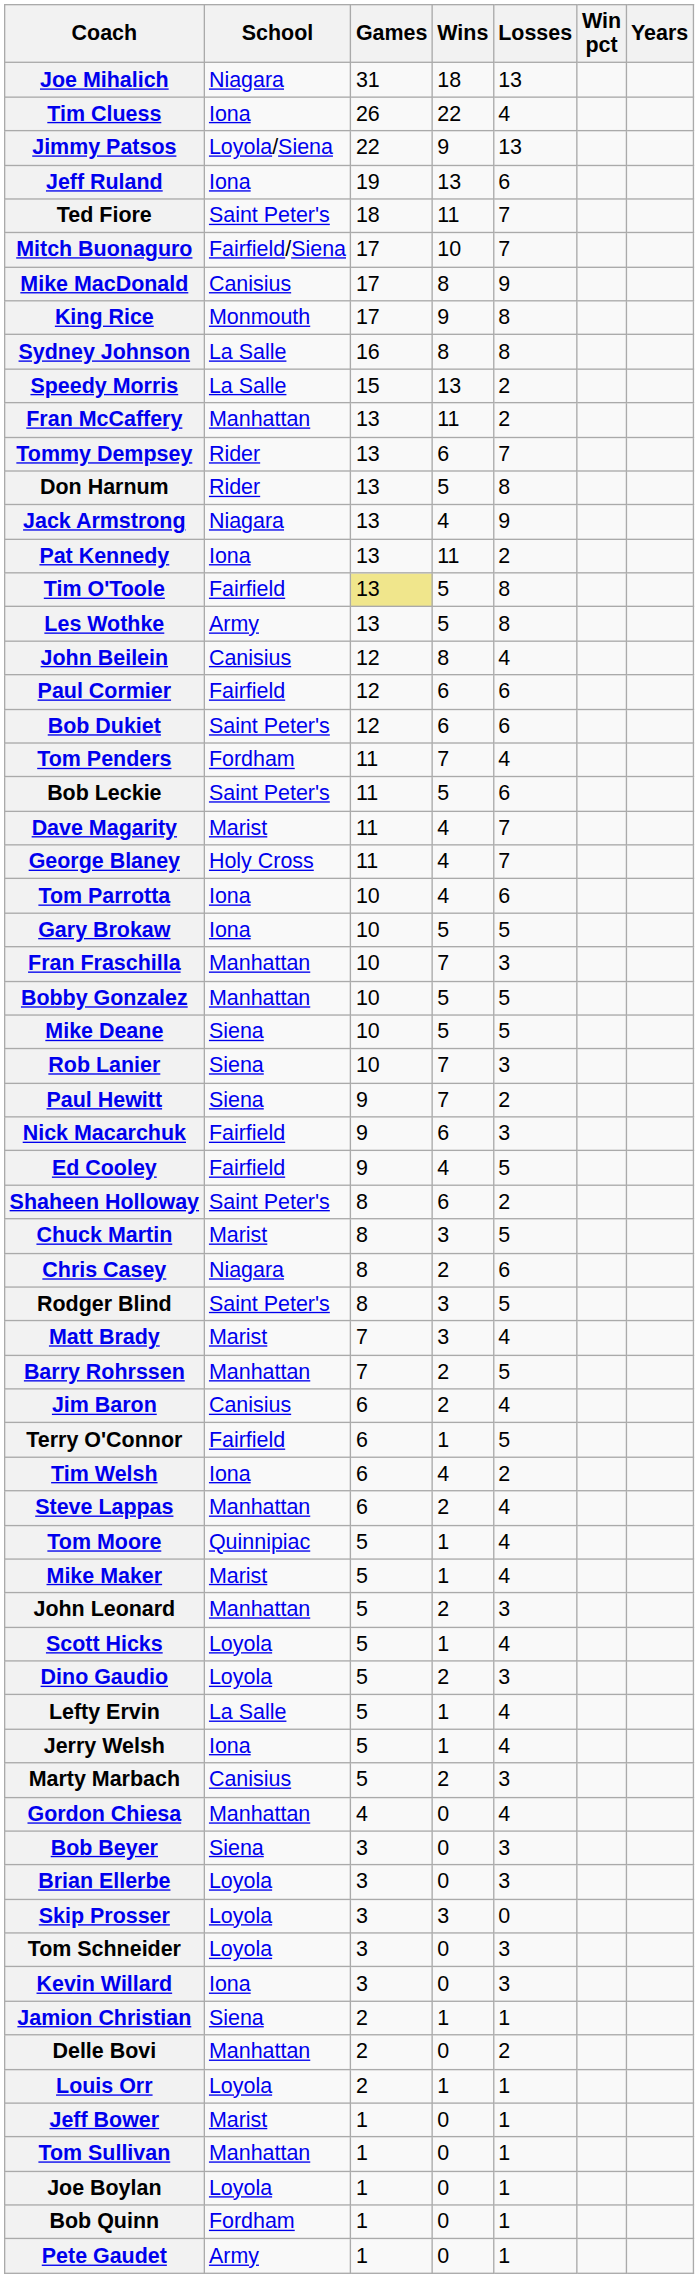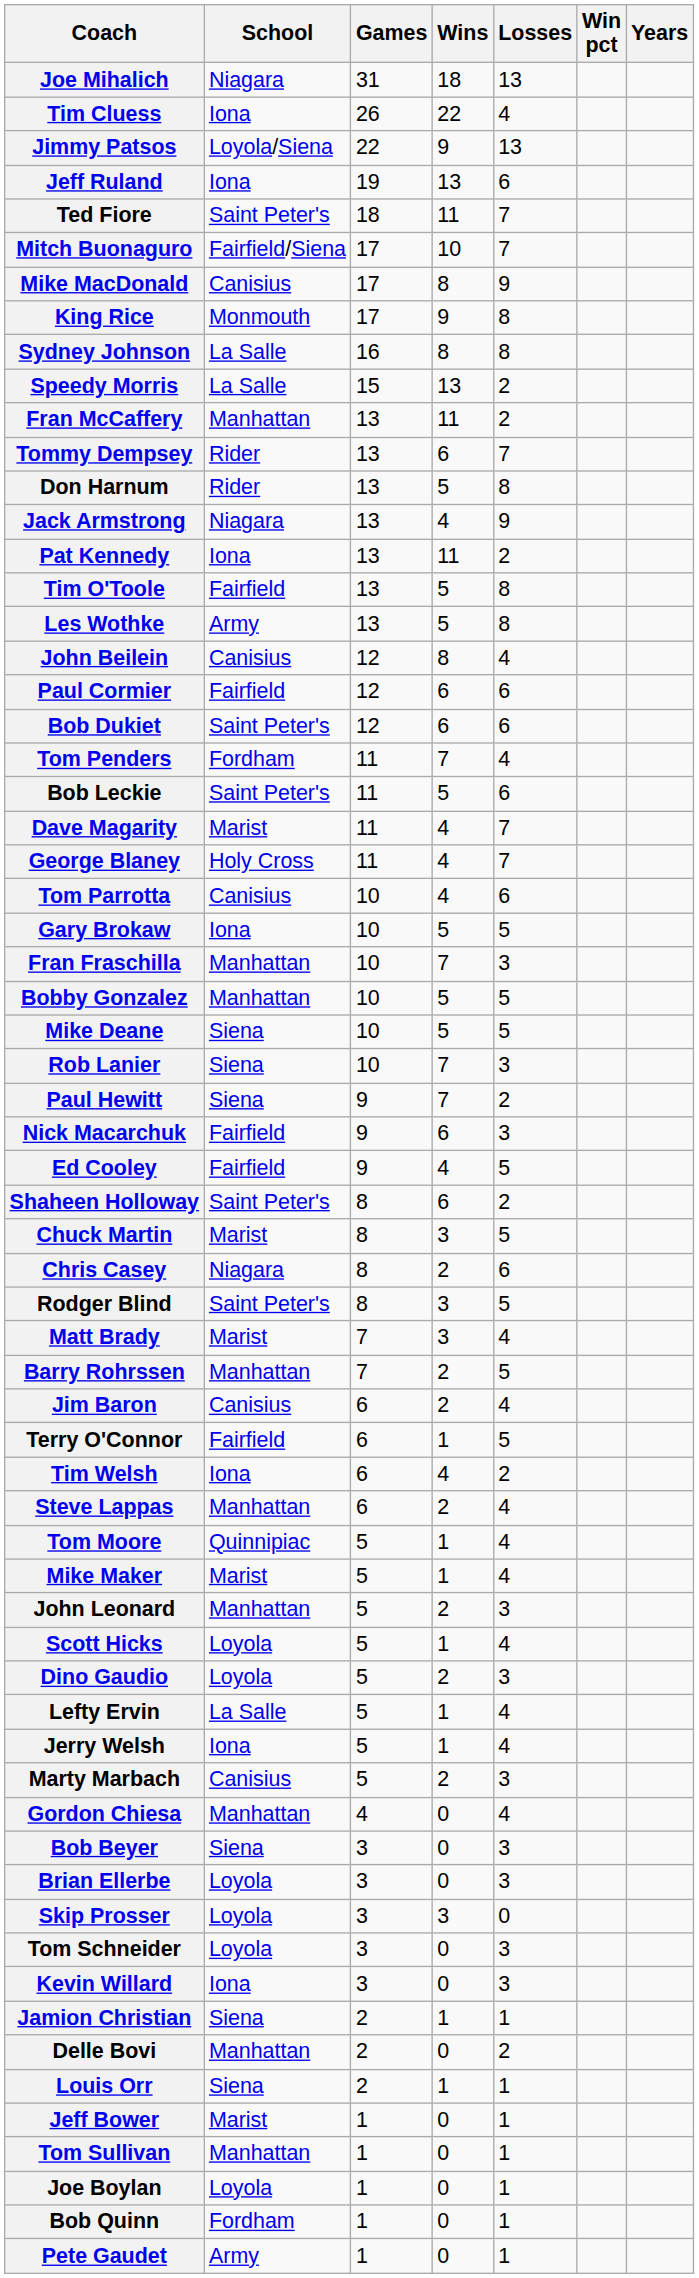(368, 589) khaki background -> (368, 589) no background
(230, 895) Iona -> (250, 895) Canisius
(241, 2085) Loyola -> (236, 2085) Siena
